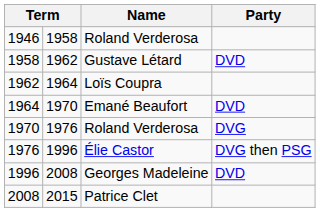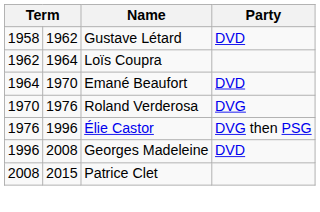- row: (24, 38)
